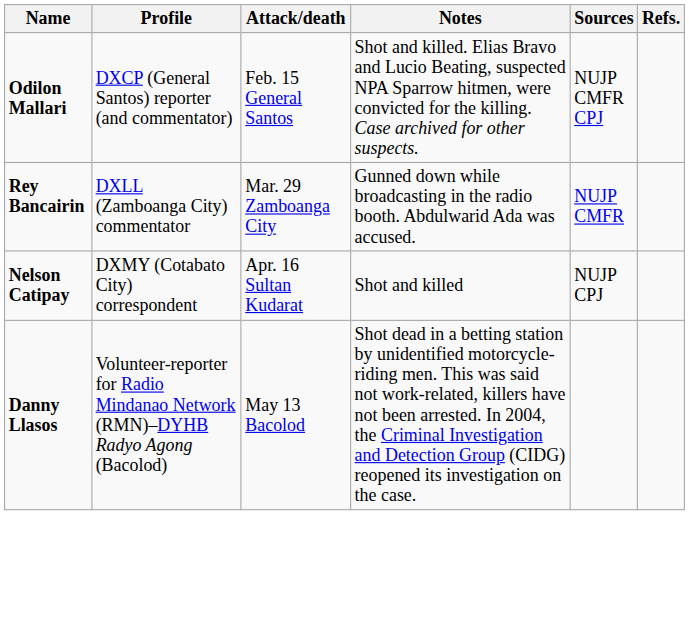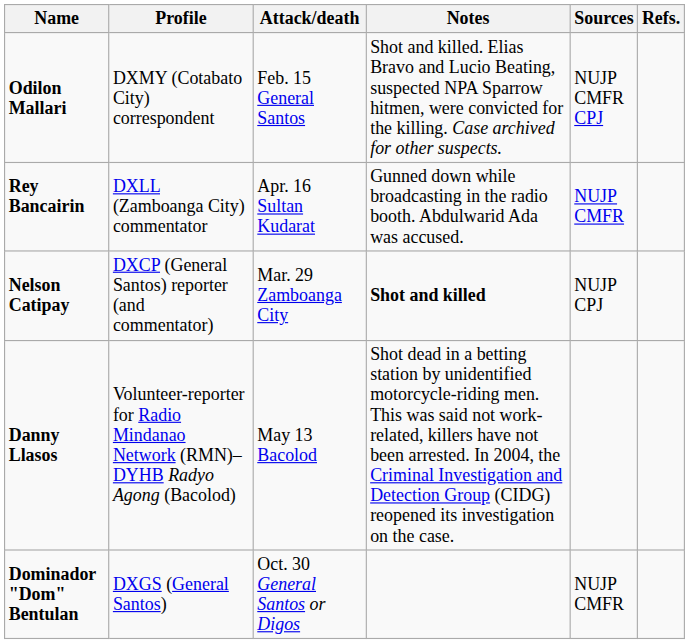(164, 97) DXCP (General Santos) reporter (and commentator) -> (178, 97) DXMY (Cotabato City) correspondent
(288, 206) Mar. 29 Zamboanga City -> (286, 206) Apr. 16 Sultan Kudarat
(160, 285) DXMY (Cotabato City) correspondent -> (170, 295) DXCP (General Santos) reporter (and commentator)
(274, 285) Apr. 16 Sultan Kudarat -> (300, 295) Mar. 29 Zamboanga City
(409, 285) normal -> (428, 295) bold
+ row: (52, 594)
